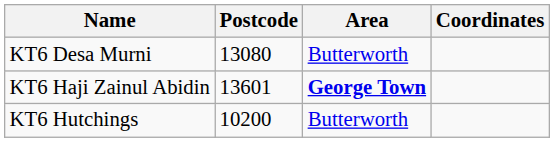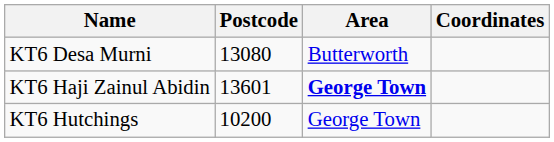(358, 119) Butterworth -> (364, 119) George Town
